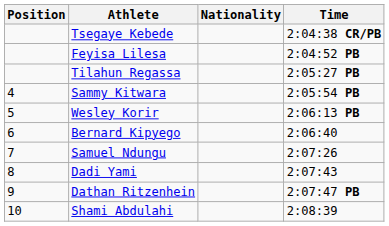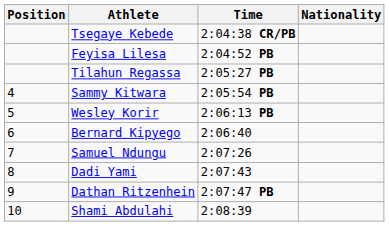columns swapped: (241, 14) <-> (334, 14)
